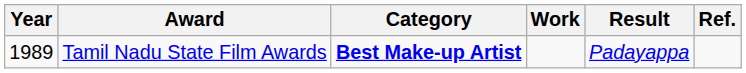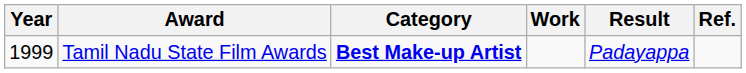(31, 51) 1989 -> (31, 51) 1999
